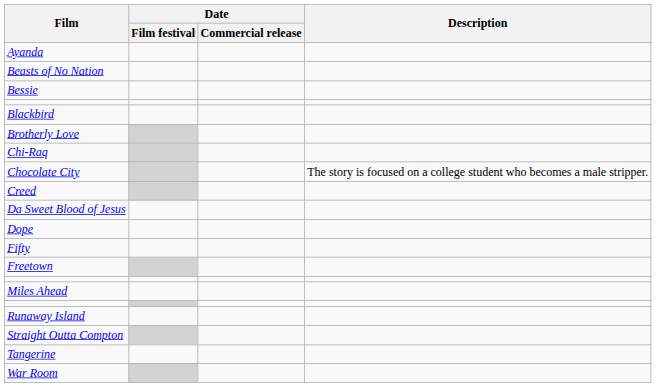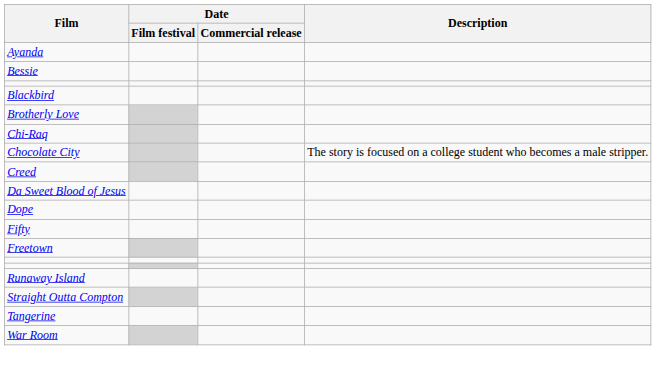- row: (55, 71)
- row: (37, 291)
